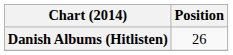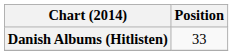(199, 38) 26 -> (199, 38) 33
